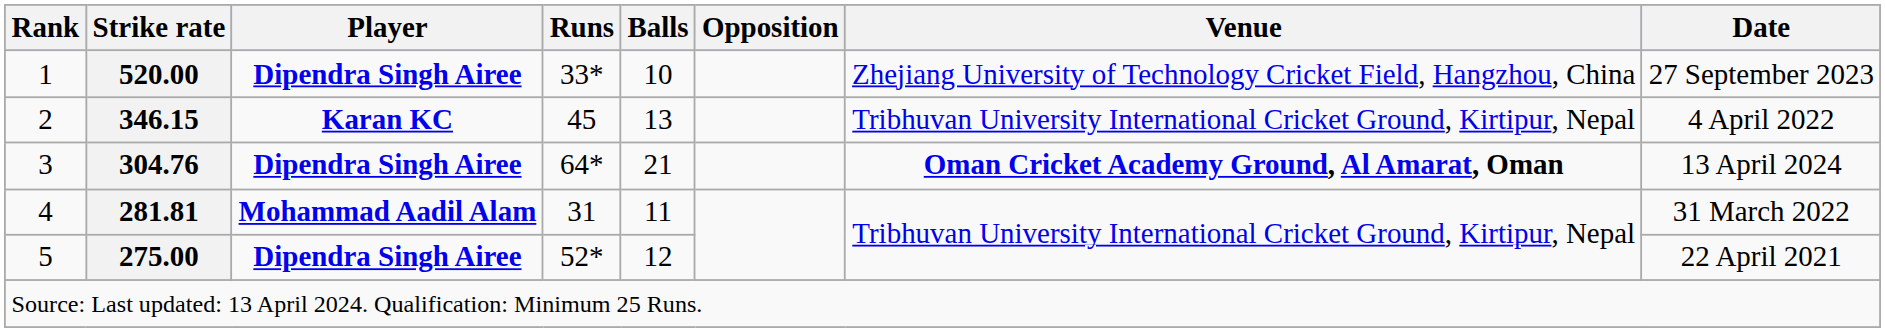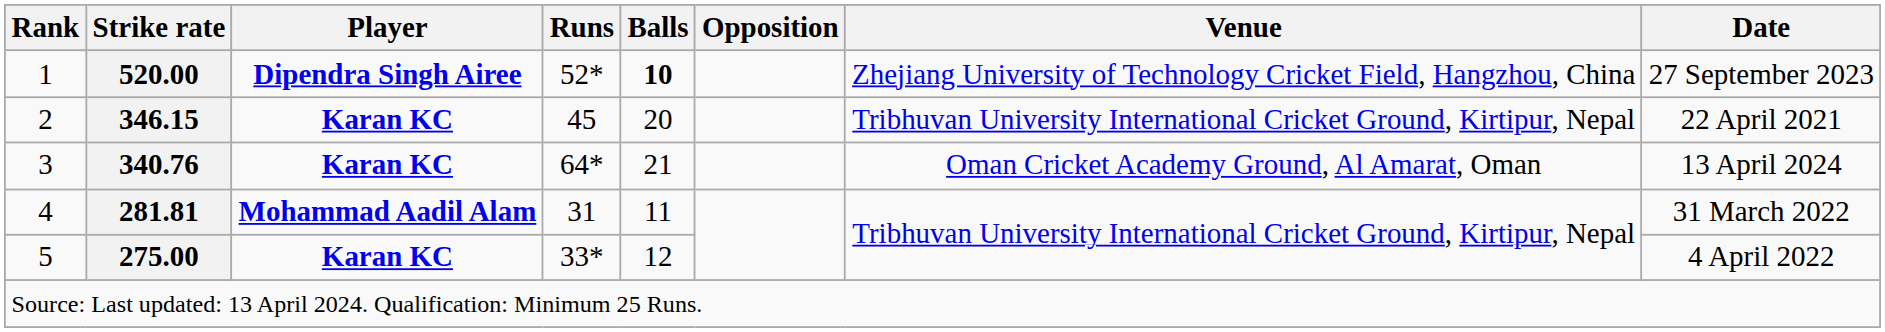(582, 73) 33* -> (582, 73) 52*
(658, 73) normal -> (658, 73) bold
(658, 119) 13 -> (658, 119) 20
(1761, 119) 4 April 2022 -> (1761, 119) 22 April 2021
(159, 165) 304.76 -> (159, 165) 340.76
(387, 165) Dipendra Singh Airee -> (387, 165) Karan KC
(1244, 165) bold -> (1244, 165) normal
(387, 257) Dipendra Singh Airee -> (387, 257) Karan KC
(582, 257) 52* -> (582, 257) 33*
(1761, 257) 22 April 2021 -> (1761, 257) 4 April 2022
